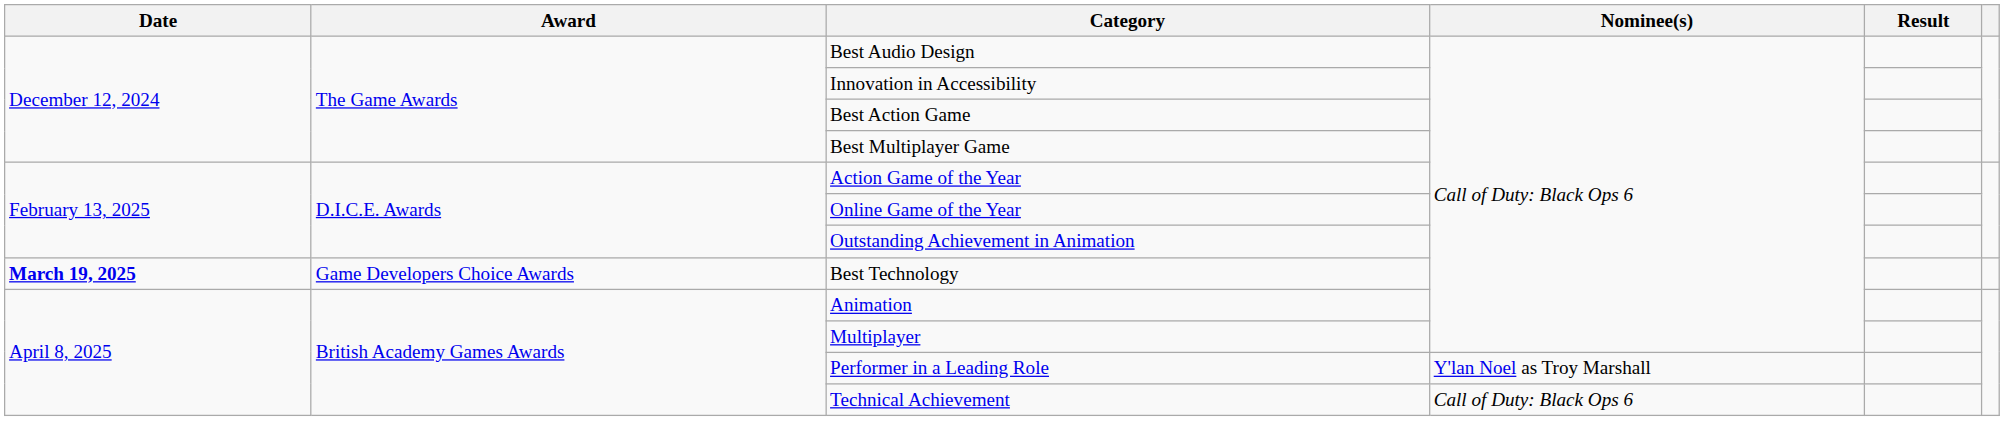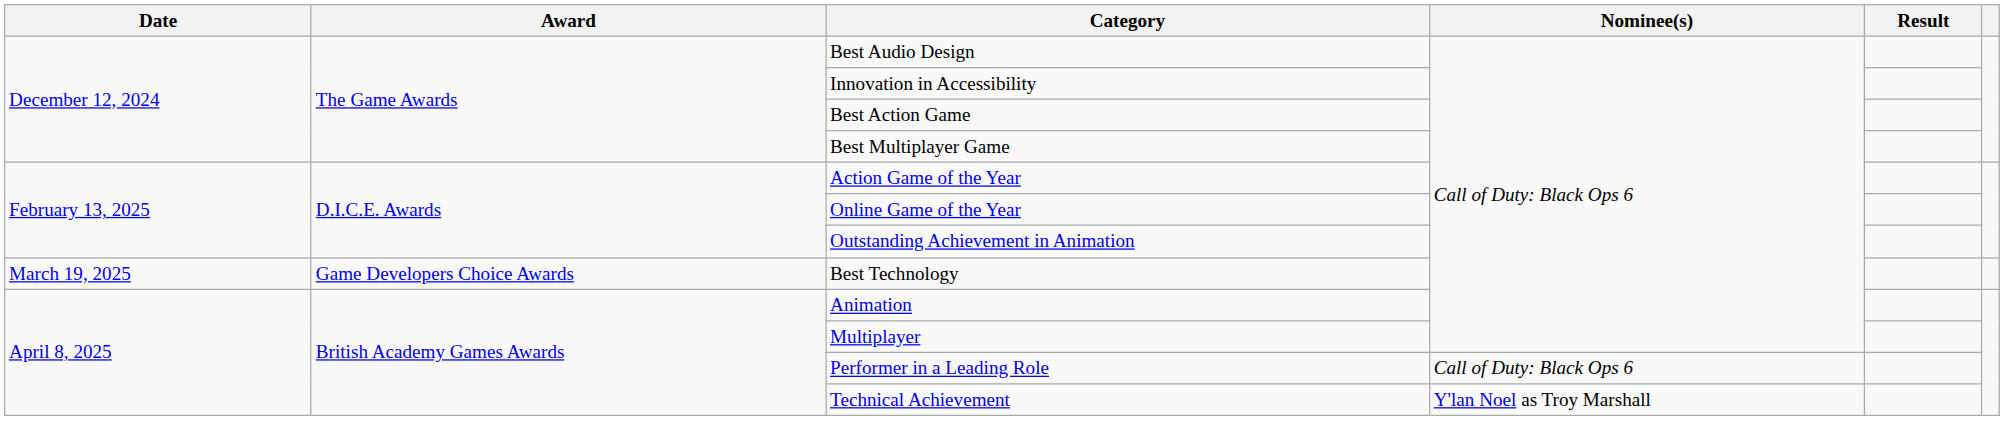(72, 273) bold -> (70, 273) normal
(1542, 367) Y'lan Noel as Troy Marshall -> (1533, 367) Call of Duty: Black Ops 6
(1533, 399) Call of Duty: Black Ops 6 -> (1542, 399) Y'lan Noel as Troy Marshall
